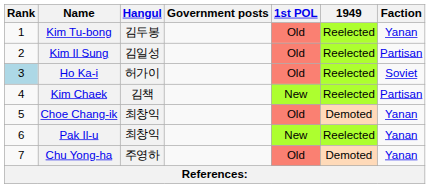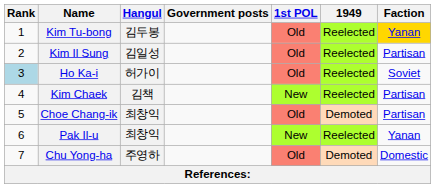(401, 32) no background -> (404, 32) gold background
(401, 114) Yanan -> (404, 114) Partisan
(401, 155) Yanan -> (404, 155) Domestic
